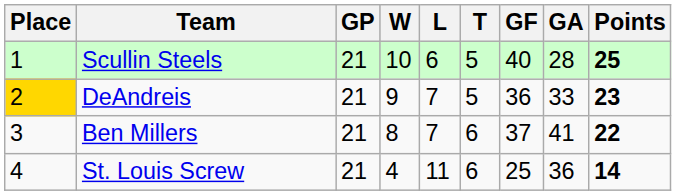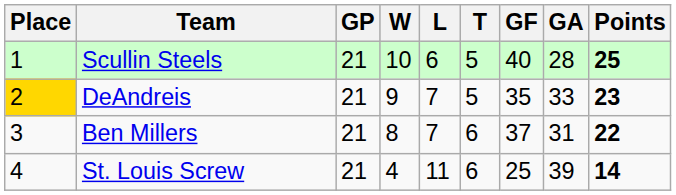(518, 97) 36 -> (518, 97) 35
(562, 134) 41 -> (562, 134) 31
(562, 171) 36 -> (562, 171) 39
